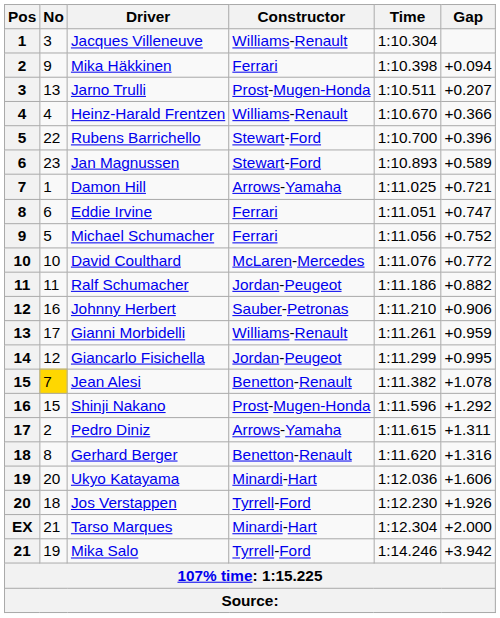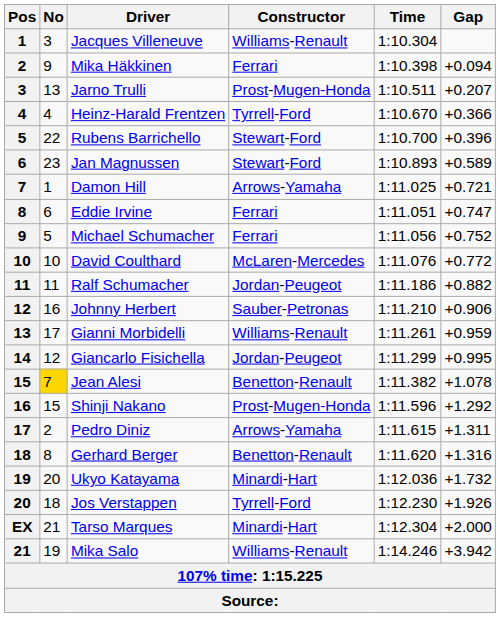(290, 114) Williams-Renault -> (272, 114) Tyrrell-Ford
(468, 479) +1.606 -> (468, 479) +1.732
(272, 552) Tyrrell-Ford -> (290, 552) Williams-Renault
